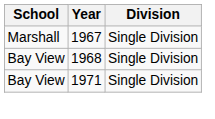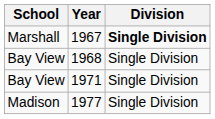(153, 37) normal -> (157, 37) bold
+ row: (86, 102)
